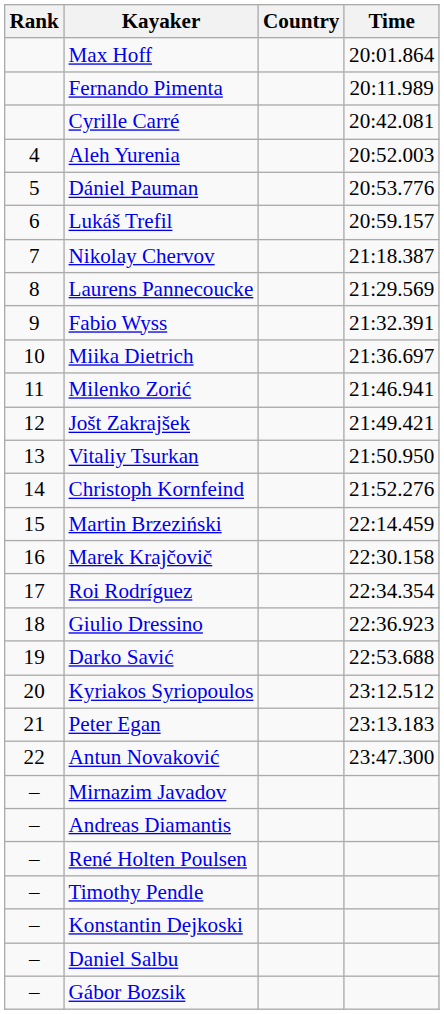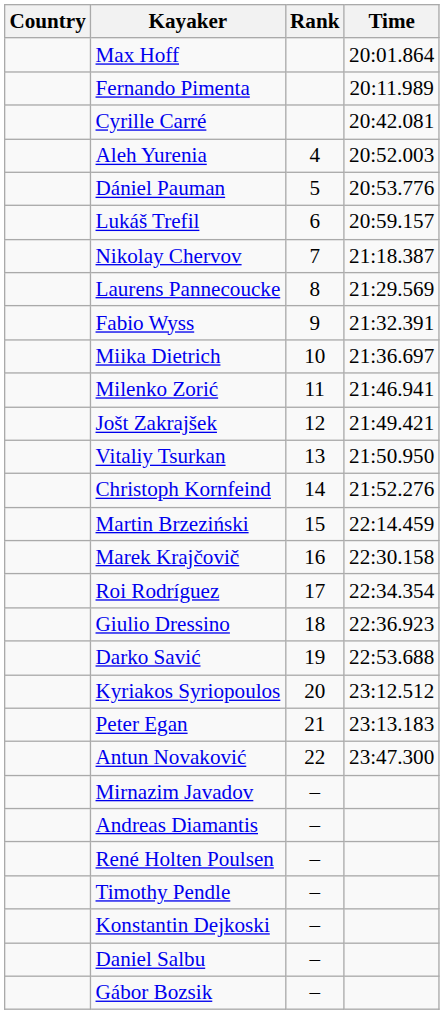columns swapped: (34, 21) <-> (301, 21)
